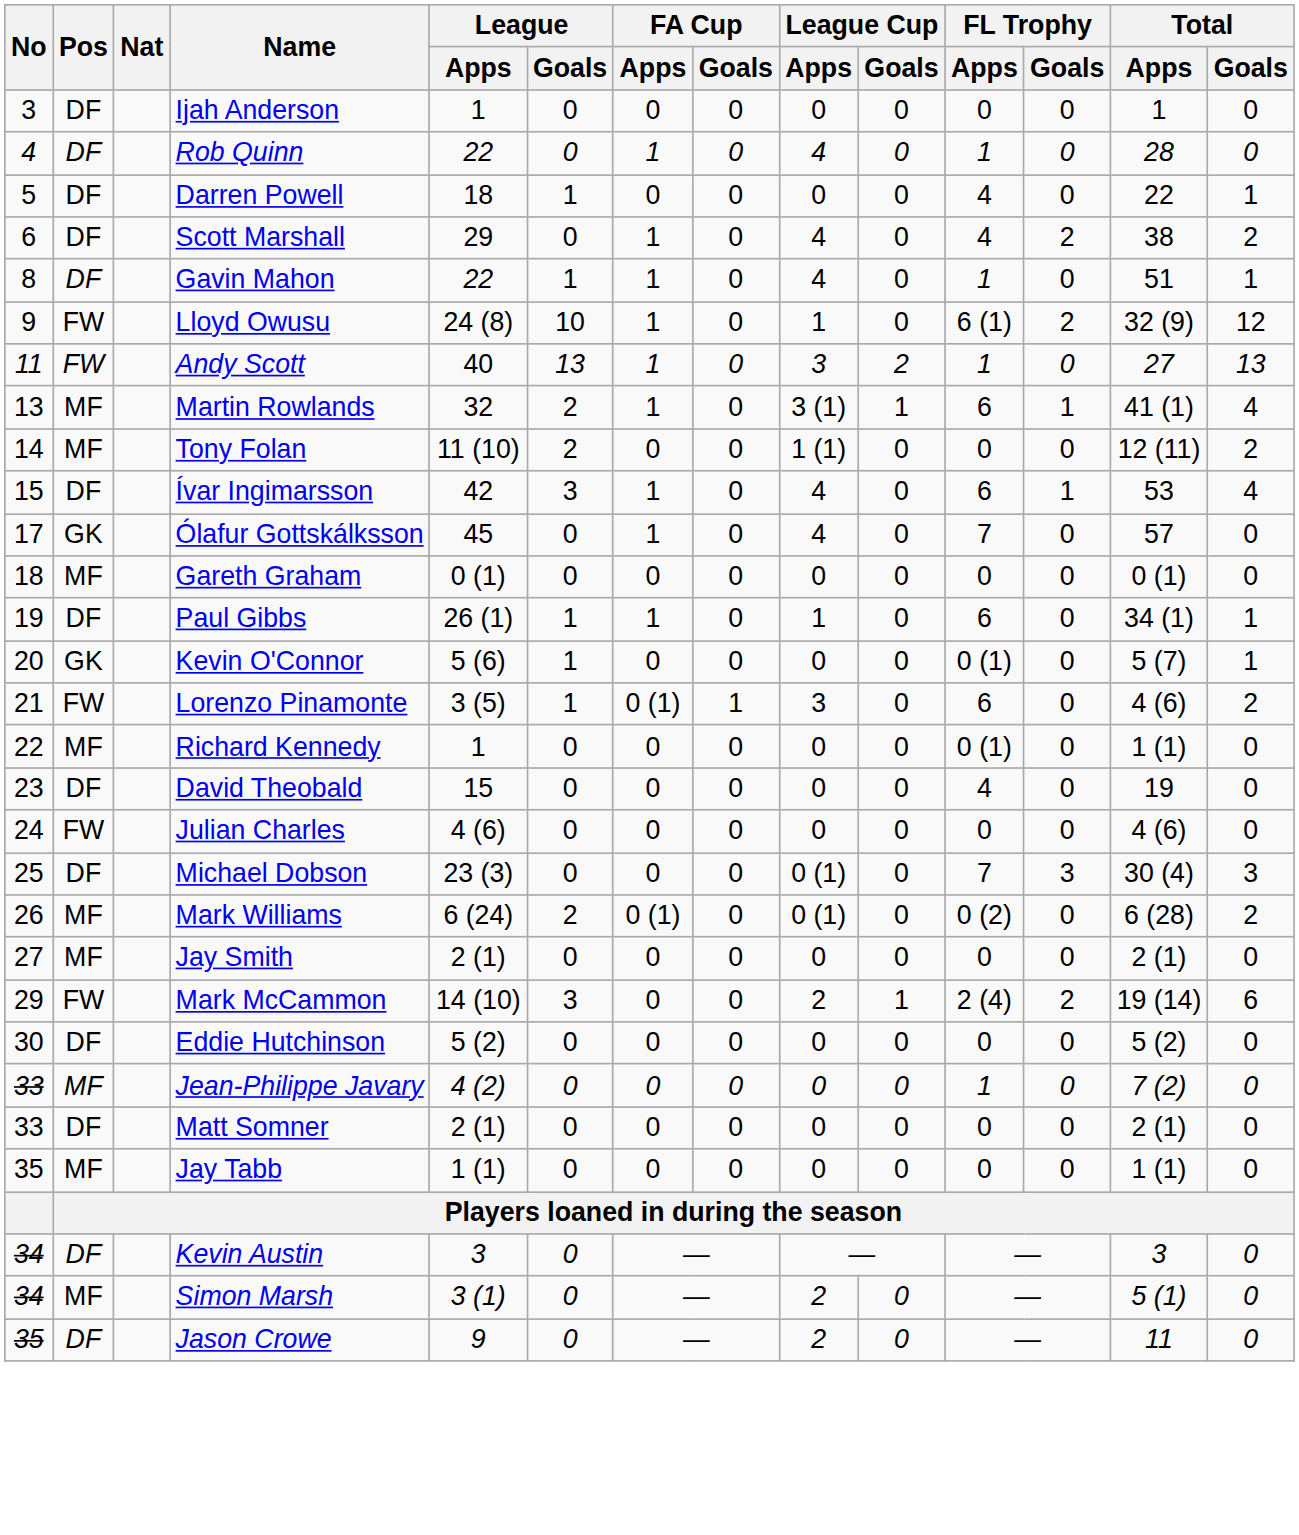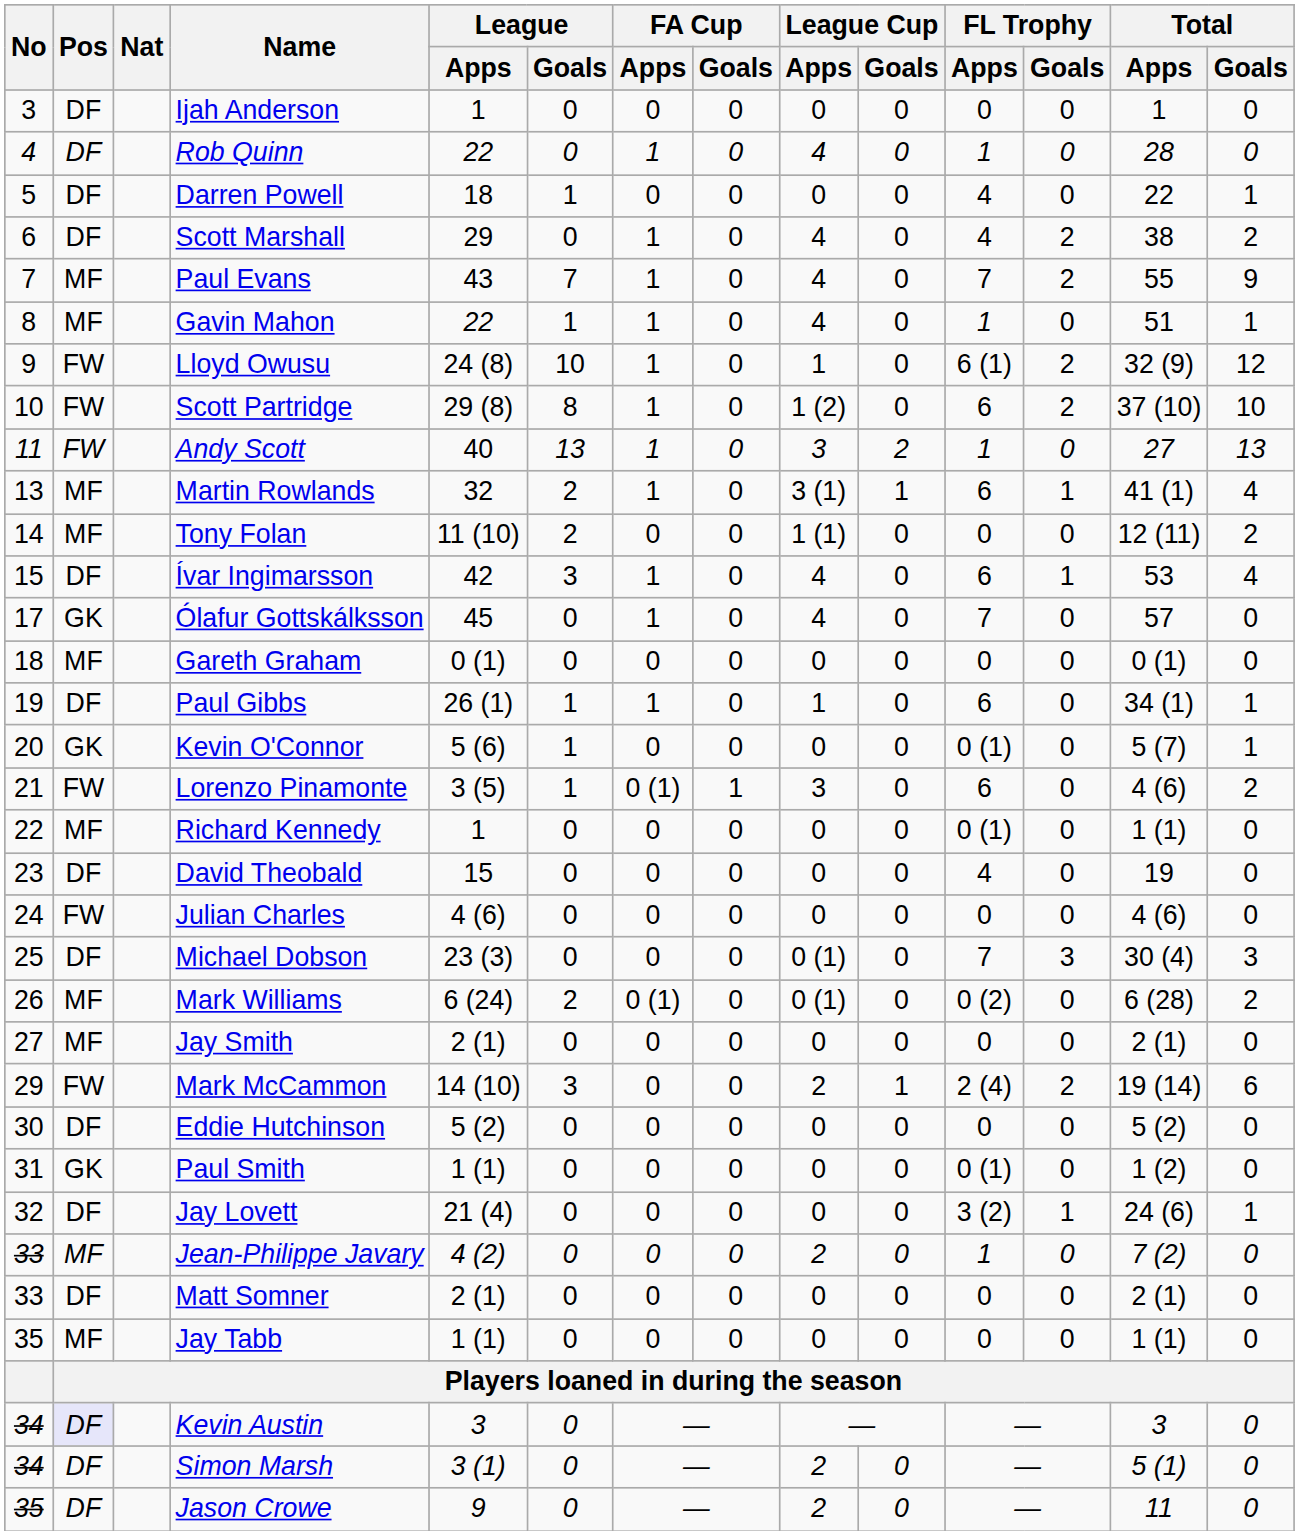+ row: (243, 279)
(83, 279) DF -> (83, 322) MF
+ row: (264, 407)
+ row: (240, 1169)
+ row: (237, 1212)
(819, 1085) 0 -> (819, 1254) 2
(83, 1254) no background -> (83, 1424) lavender background
(83, 1296) MF -> (83, 1466) DF
